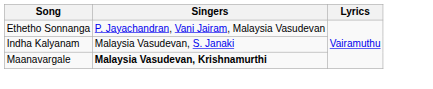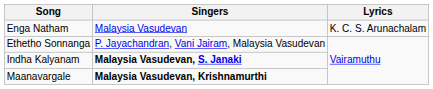+ row: (37, 28)
(164, 44) normal -> (168, 60) bold
